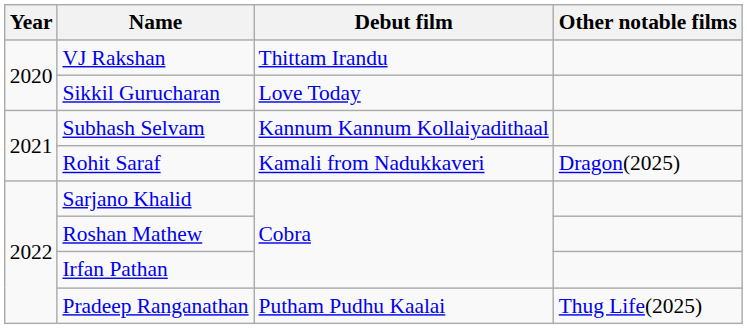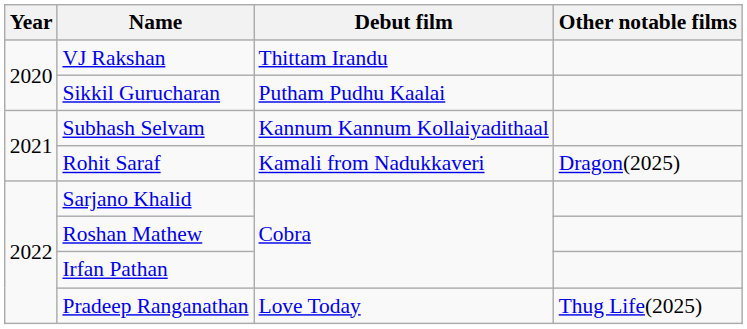(310, 93) Love Today -> (352, 93) Putham Pudhu Kaalai
(352, 305) Putham Pudhu Kaalai -> (310, 305) Love Today
